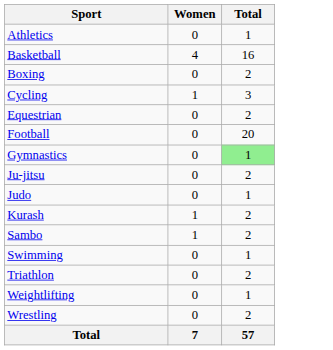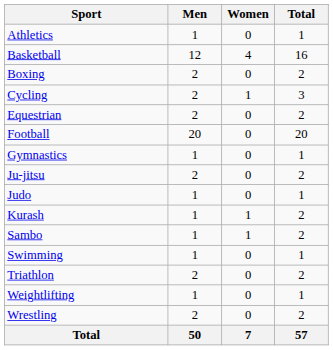+ column: (195, 14)
(248, 154) lightgreen background -> (301, 154) no background
